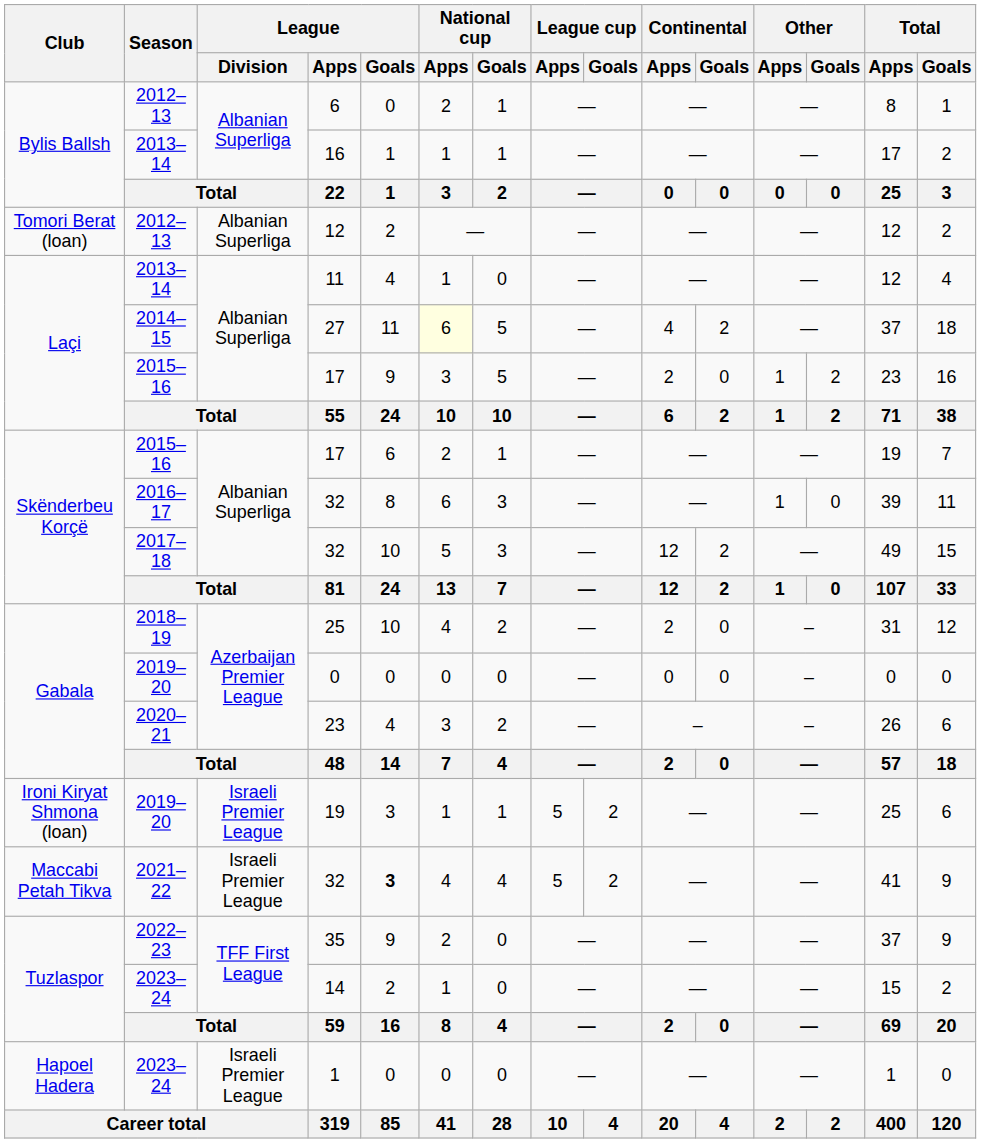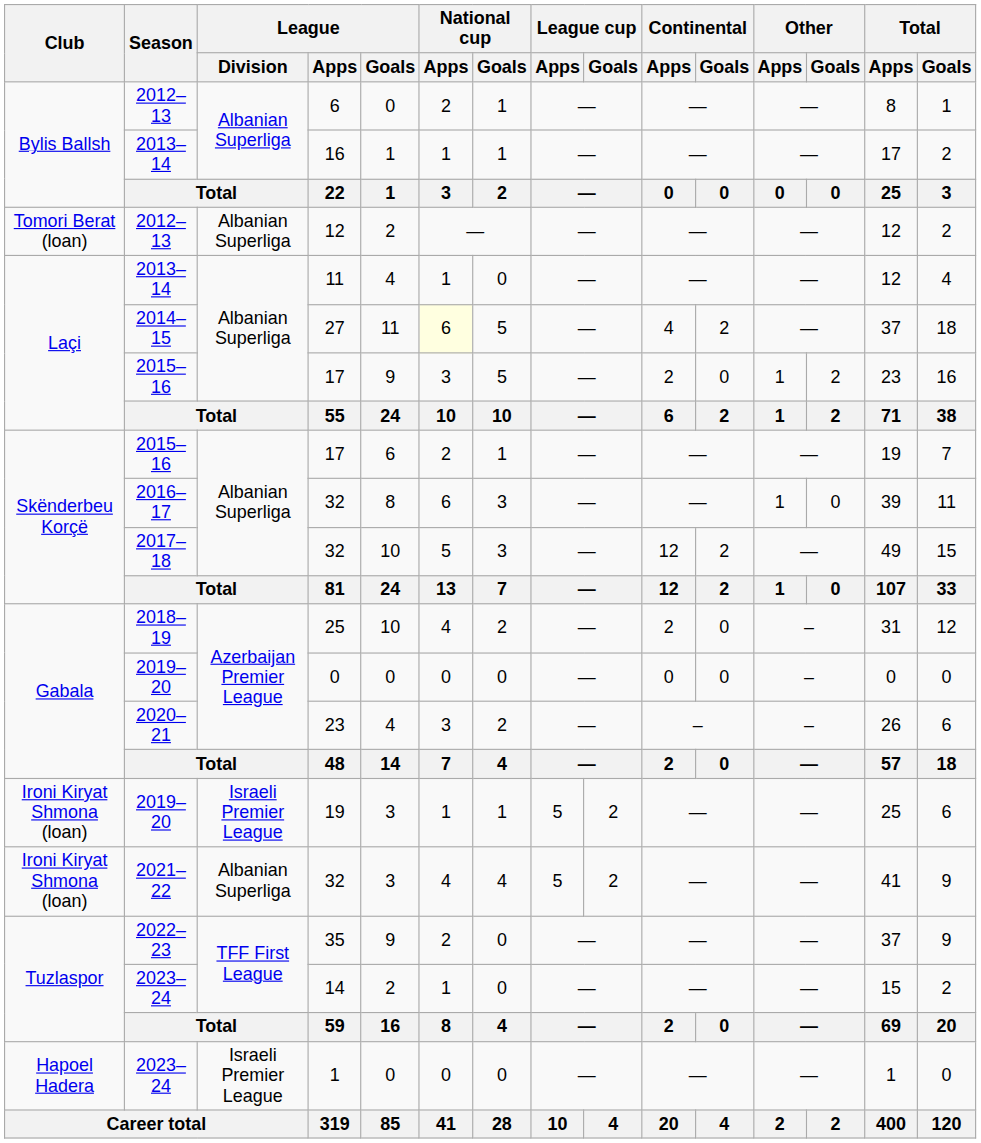(65, 881) Maccabi Petah Tikva -> (65, 881) Ironi Kiryat Shmona (loan)
(253, 881) Israeli Premier League -> (253, 881) Albanian Superliga
(390, 881) bold -> (390, 881) normal
